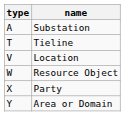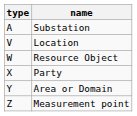- row: (53, 42)
+ row: (81, 104)
